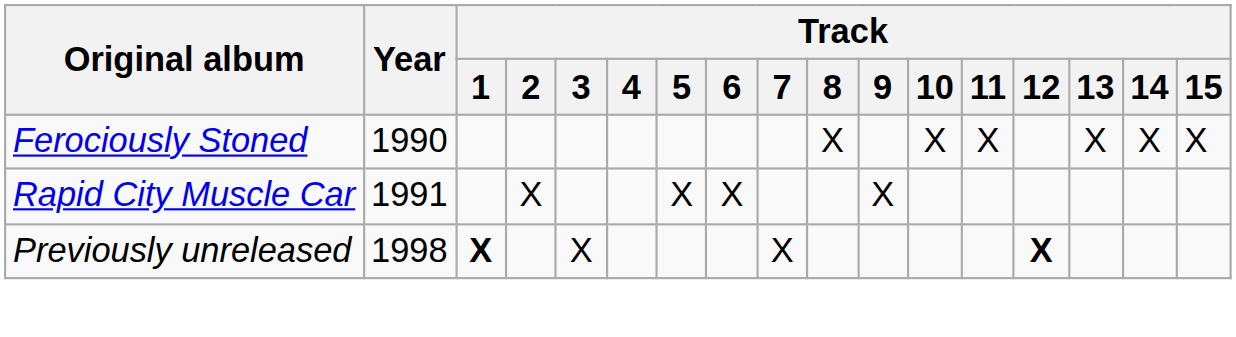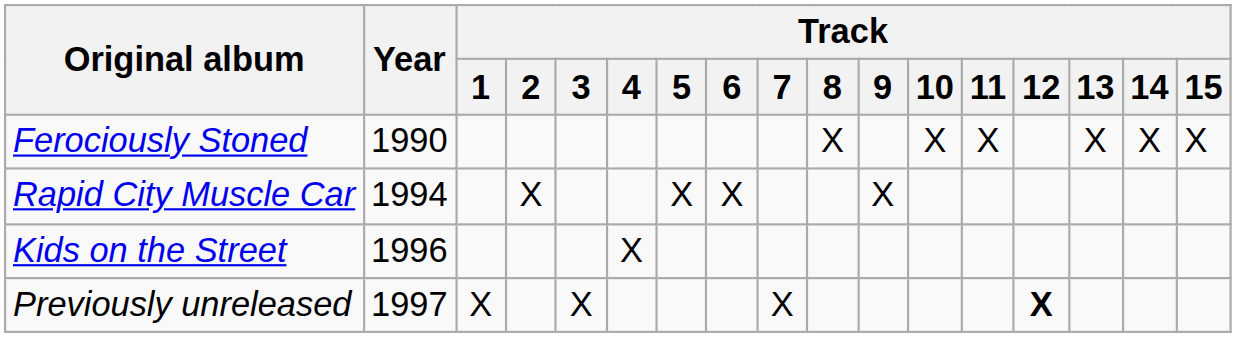(409, 195) 1991 -> (409, 195) 1994
+ row: (150, 250)
(409, 250) 1998 -> (409, 304) 1997
(481, 250) bold -> (481, 304) normal
